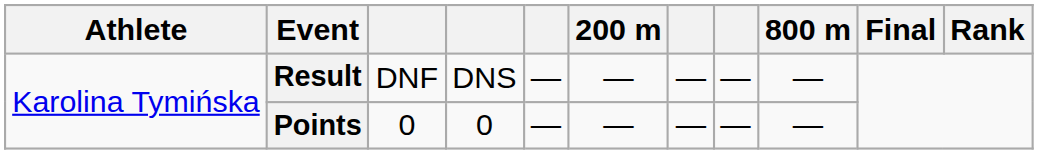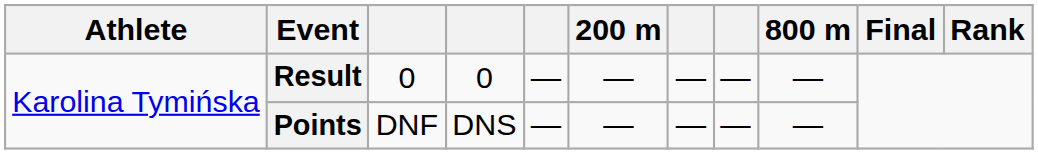(407, 77) DNF -> (407, 77) 0
(484, 77) DNS -> (484, 77) 0
(407, 125) 0 -> (407, 125) DNF
(484, 125) 0 -> (484, 125) DNS
